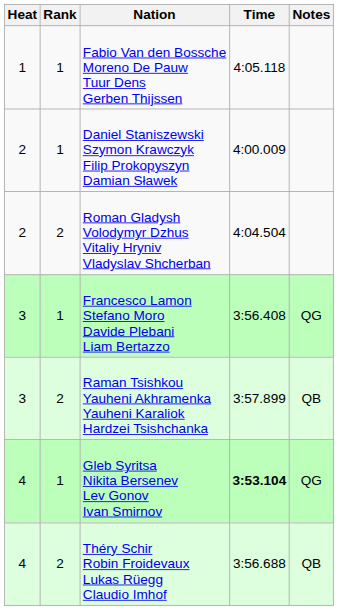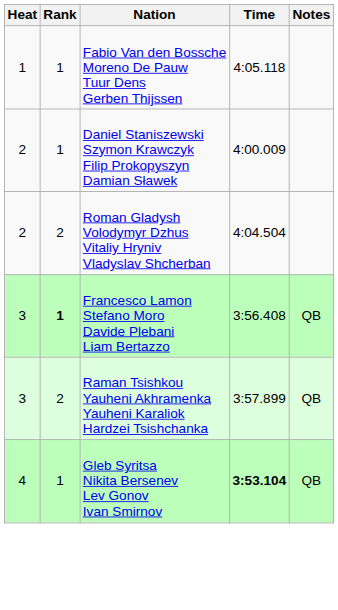(60, 315) normal -> (60, 315) bold
(311, 315) QG -> (311, 315) QB
(311, 481) QG -> (311, 481) QB
- row: (136, 571)
